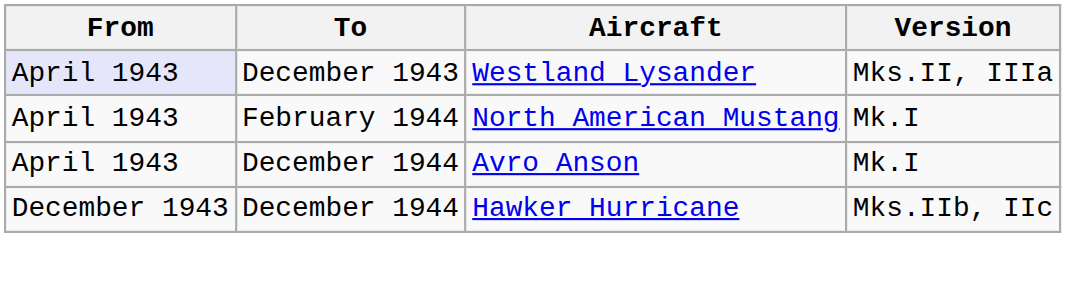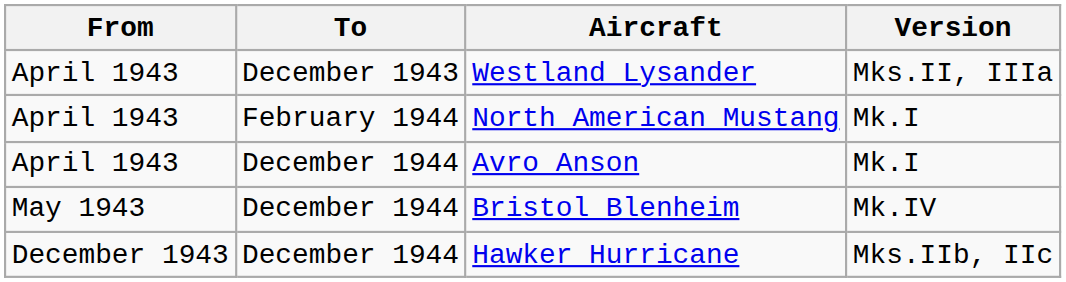(95, 73) lavender background -> (95, 73) no background
+ row: (606, 209)
